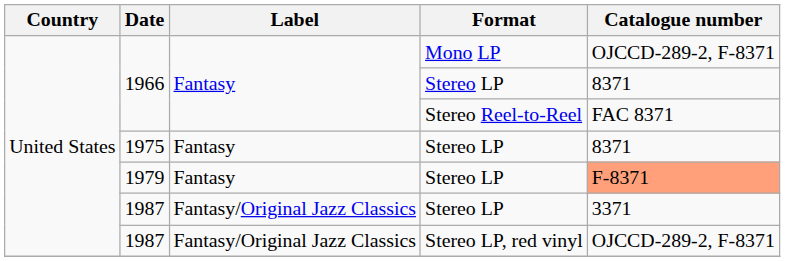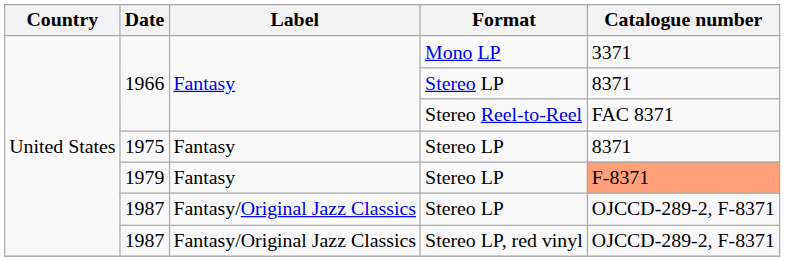(683, 51) OJCCD-289-2, F-8371 -> (612, 51) 3371
(612, 209) 3371 -> (683, 209) OJCCD-289-2, F-8371
